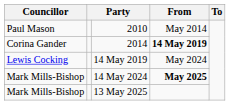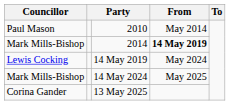(36, 44) Corina Gander -> (45, 44) Mark Mills-Bishop
(186, 76) bold -> (186, 76) normal
(45, 92) Mark Mills-Bishop -> (36, 92) Corina Gander
